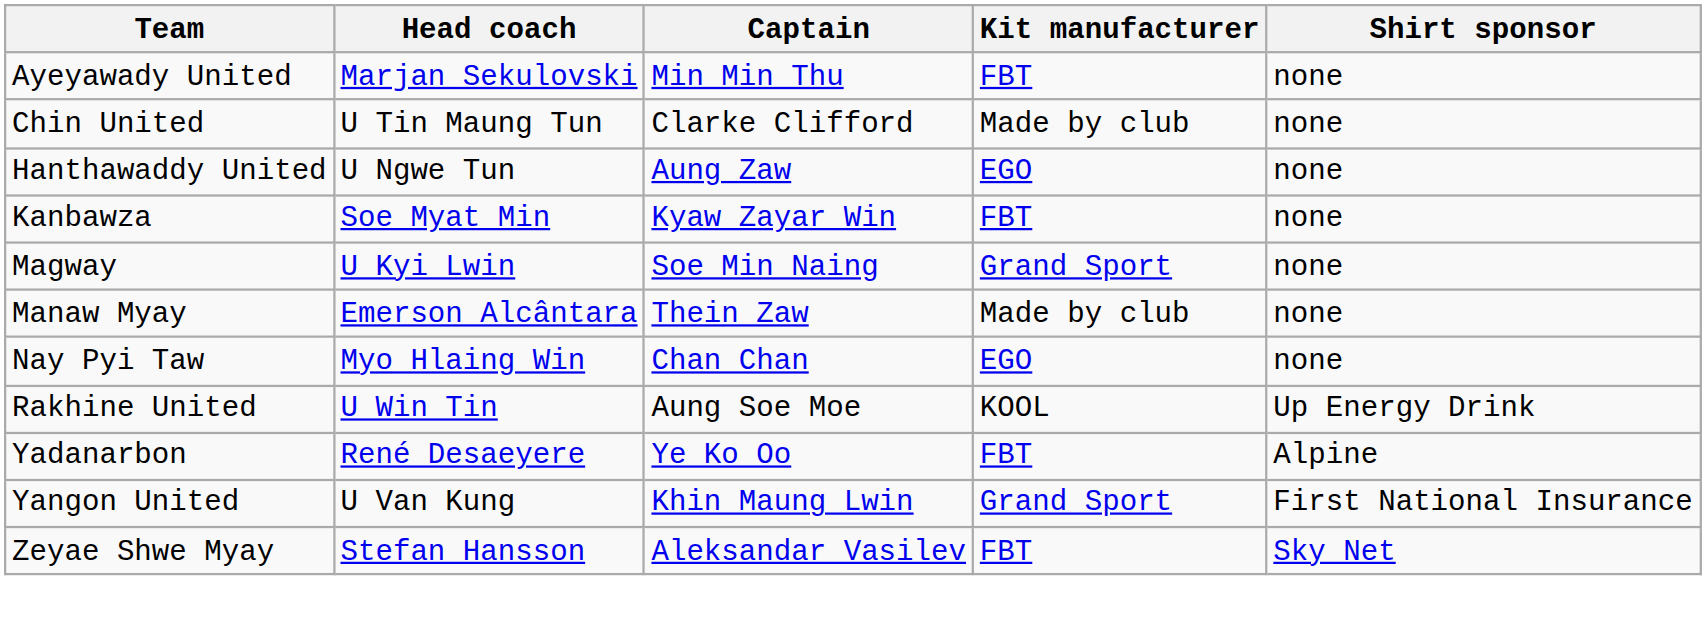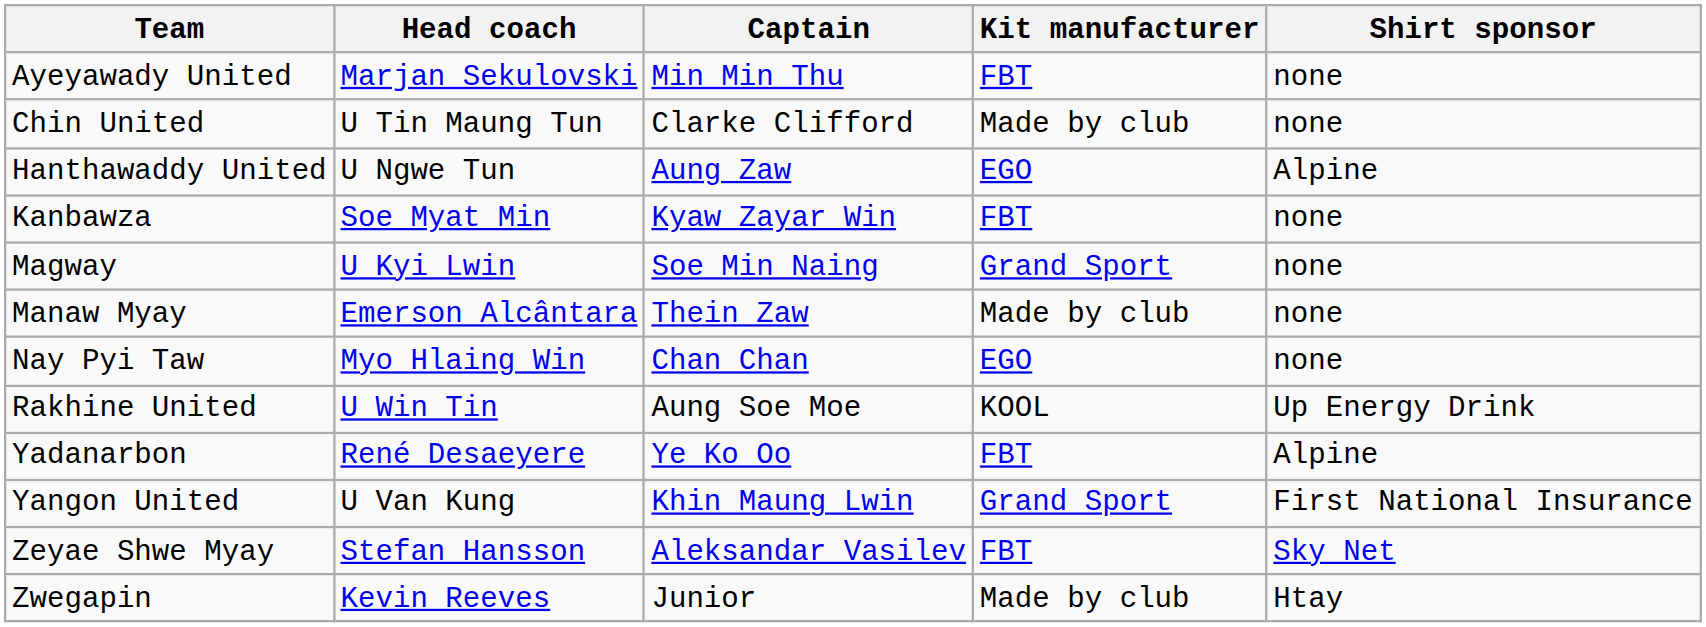(1308, 171) none -> (1326, 171) Alpine
+ row: (82, 598)
